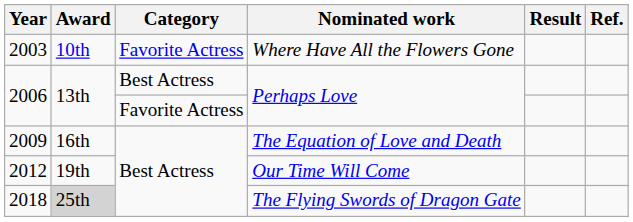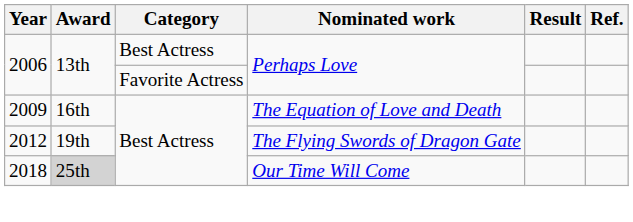- row: (28, 49)
(331, 170) Our Time Will Come -> (387, 140) The Flying Swords of Dragon Gate
(387, 200) The Flying Swords of Dragon Gate -> (331, 170) Our Time Will Come
